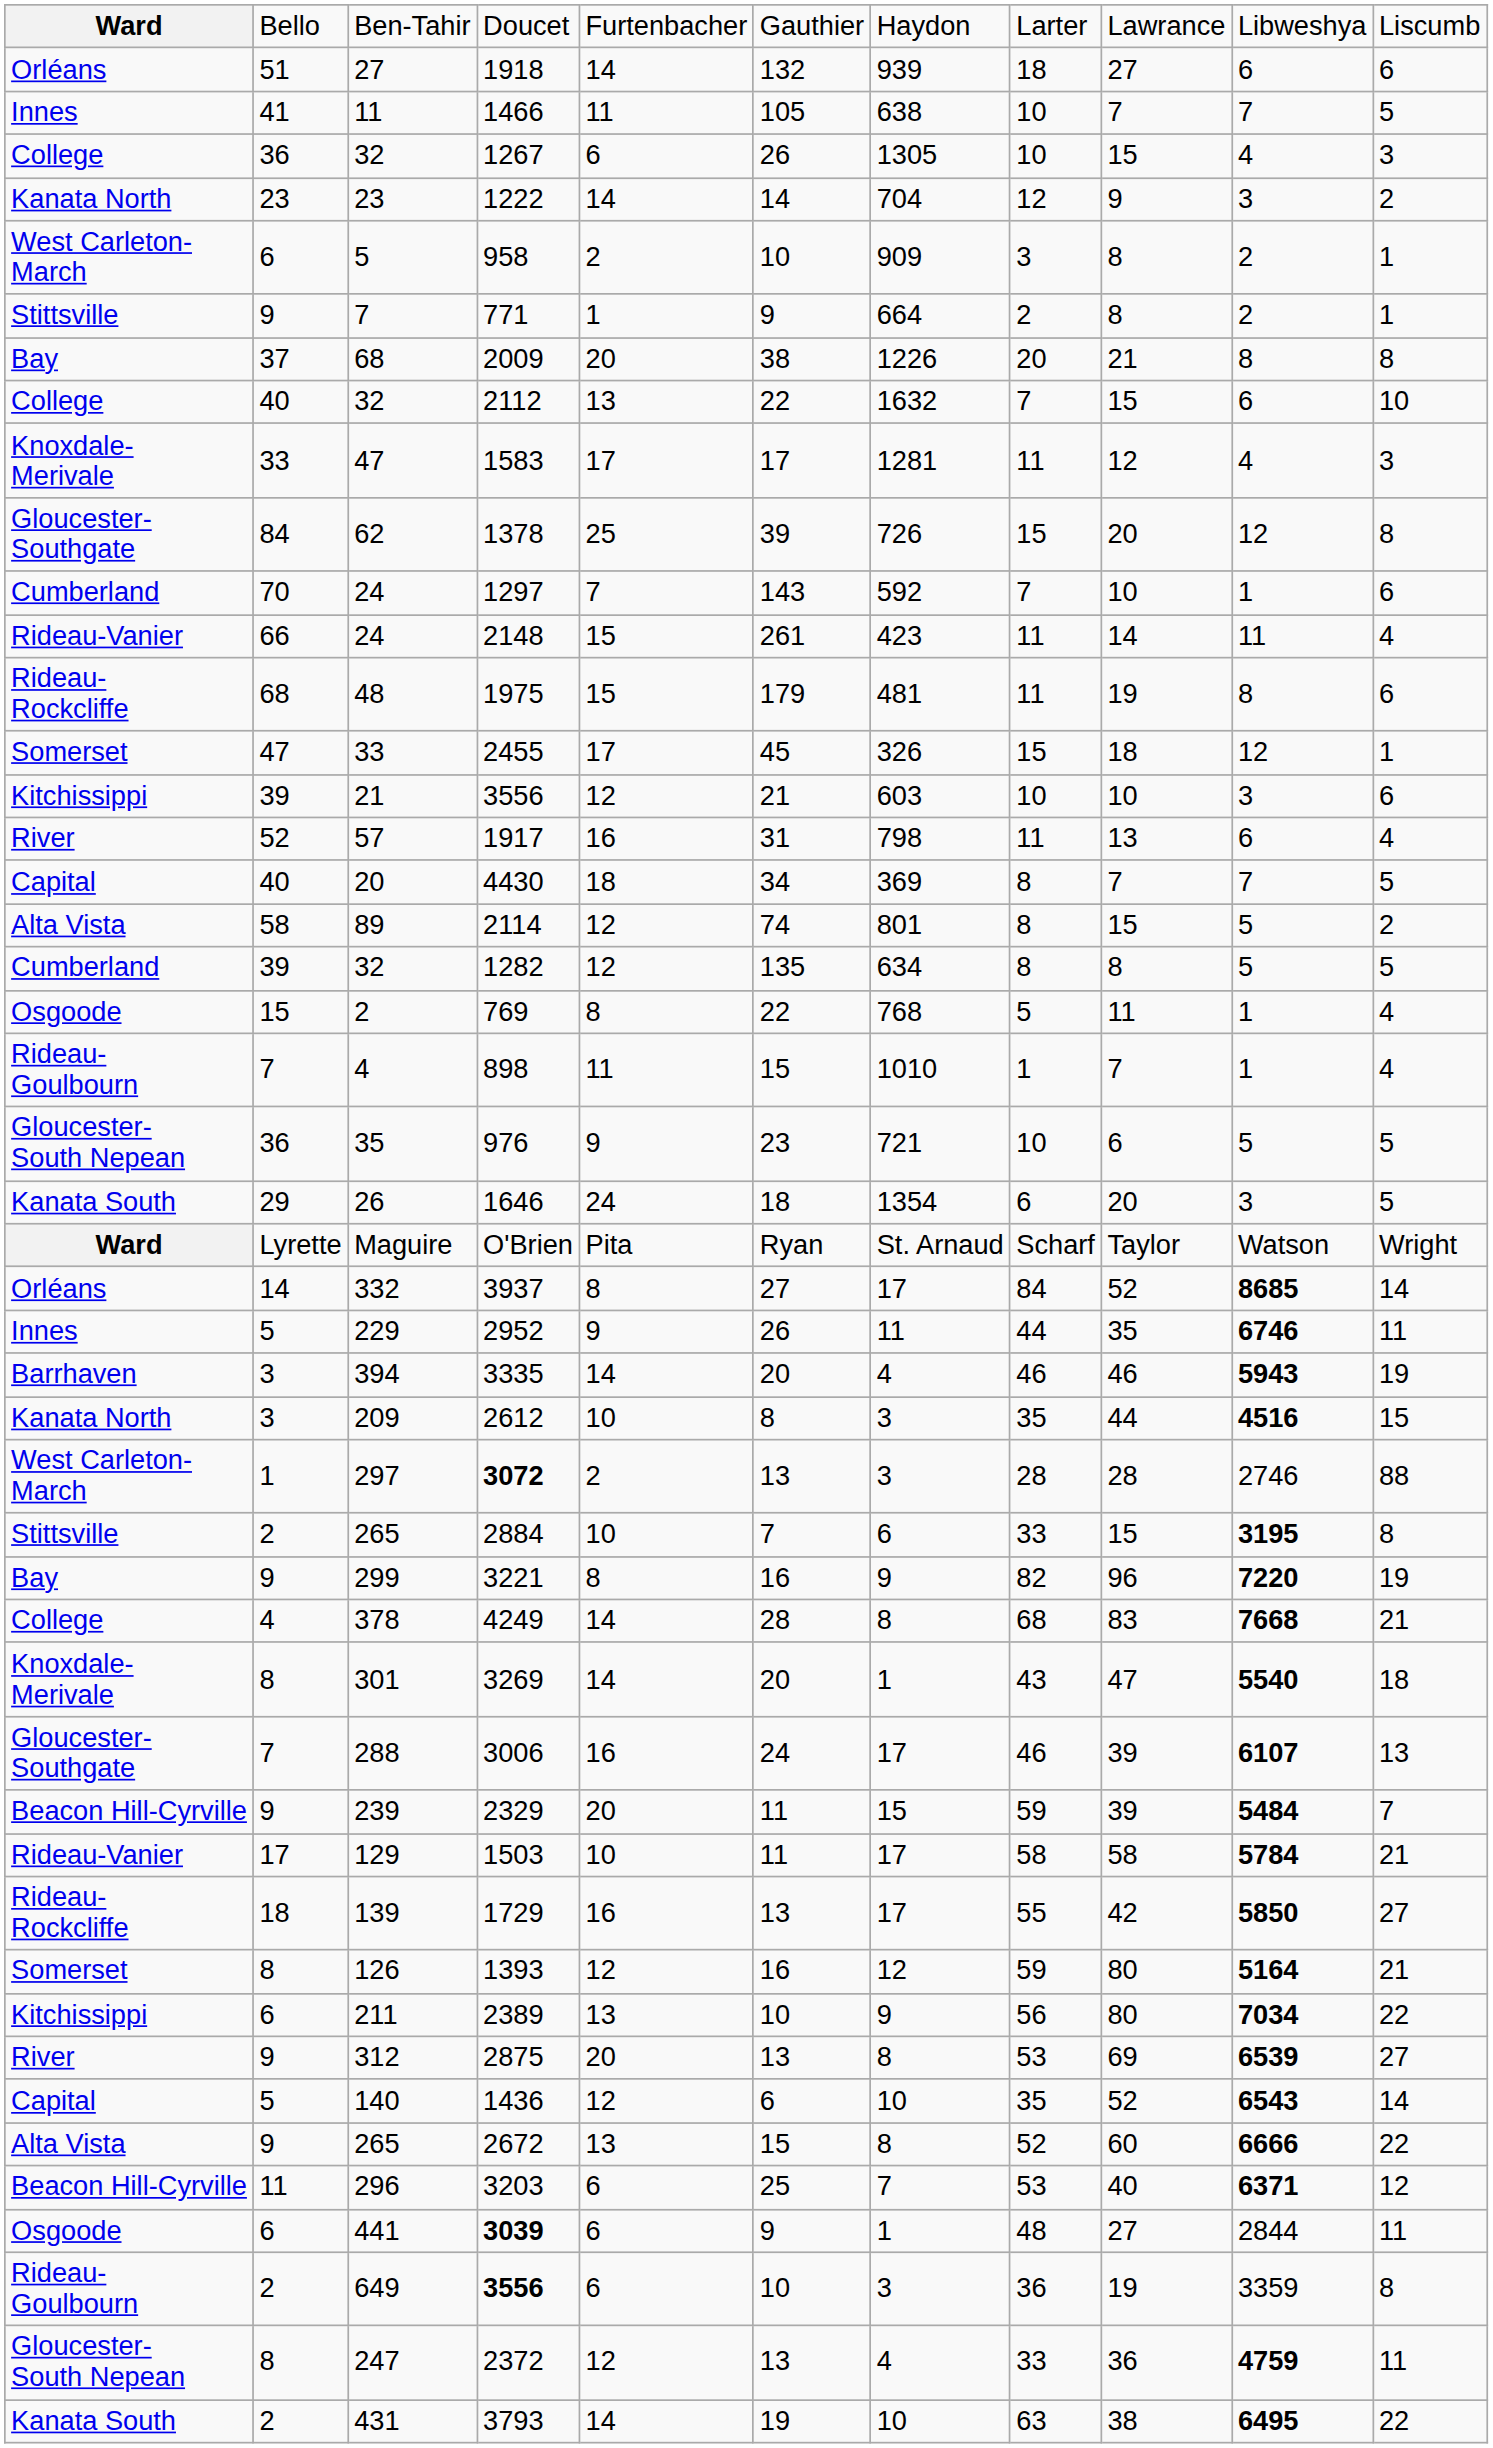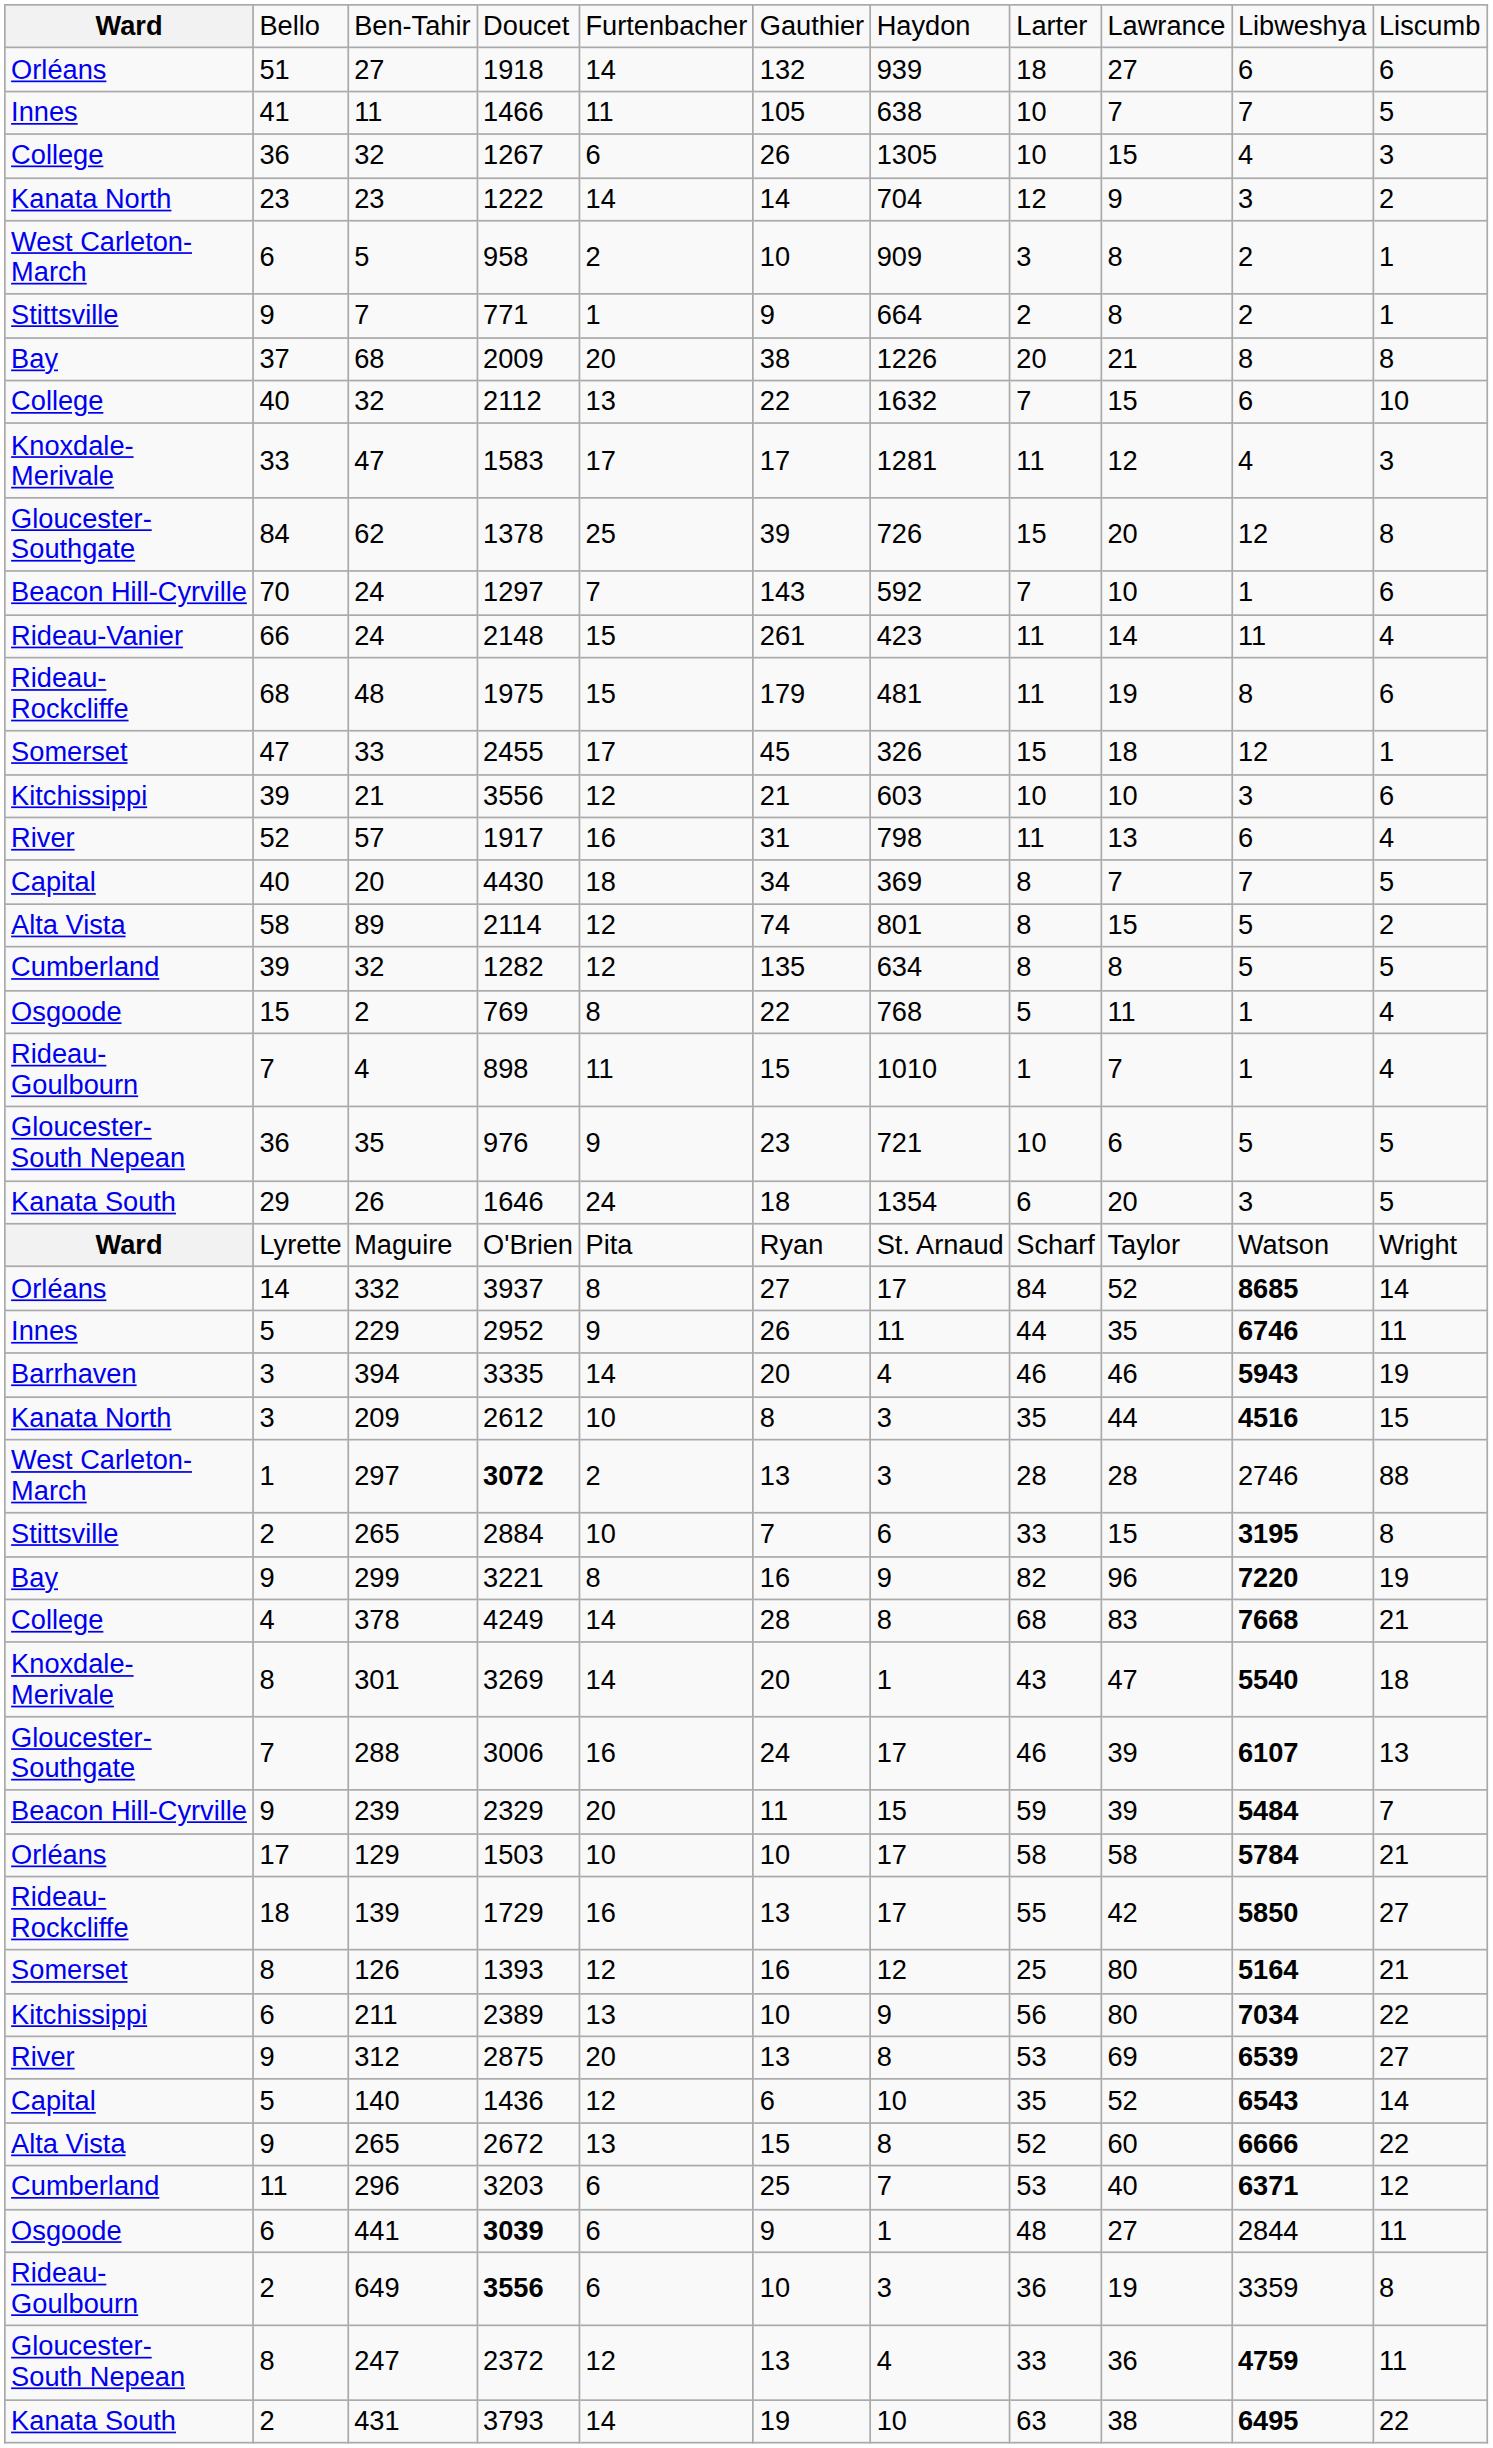(85, 592) Cumberland -> (129, 592) Beacon Hill-Cyrville
(97, 1854) Rideau-Vanier -> (59, 1854) Orléans
(774, 1854) 11 -> (775, 1854) 10
(1031, 1971) 59 -> (1031, 1971) 25
(129, 2186) Beacon Hill-Cyrville -> (85, 2186) Cumberland
